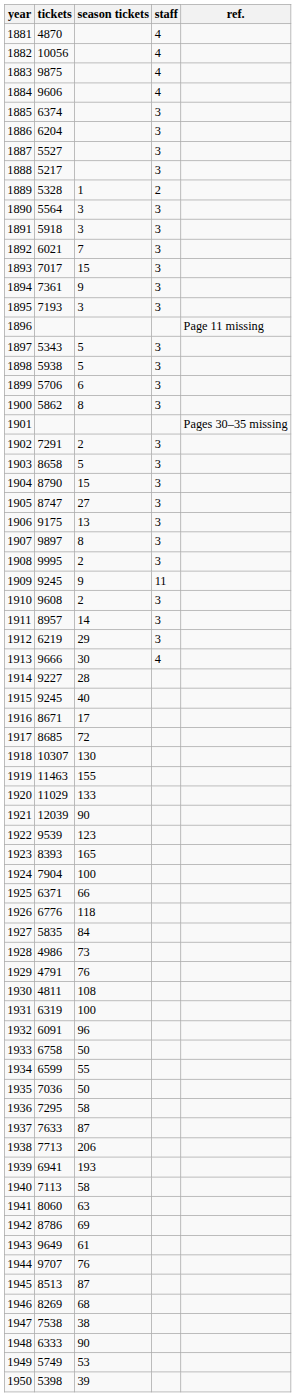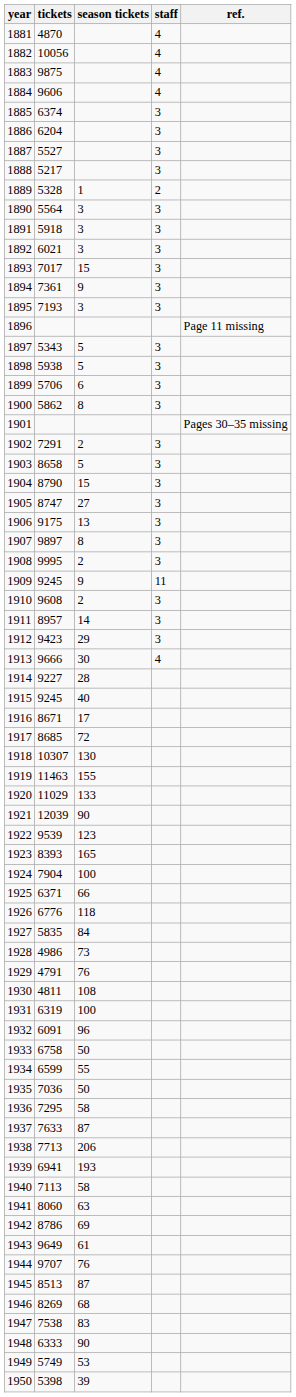(81, 248) 7 -> (81, 248) 3
(50, 639) 6219 -> (50, 639) 9423
(84, 1323) 38 -> (84, 1323) 83
